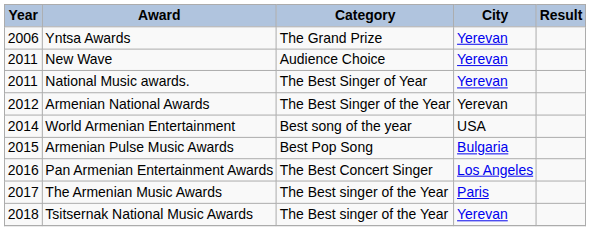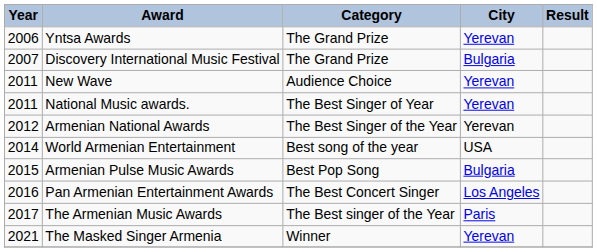+ row: (163, 60)
- row: (149, 215)
+ row: (133, 237)
